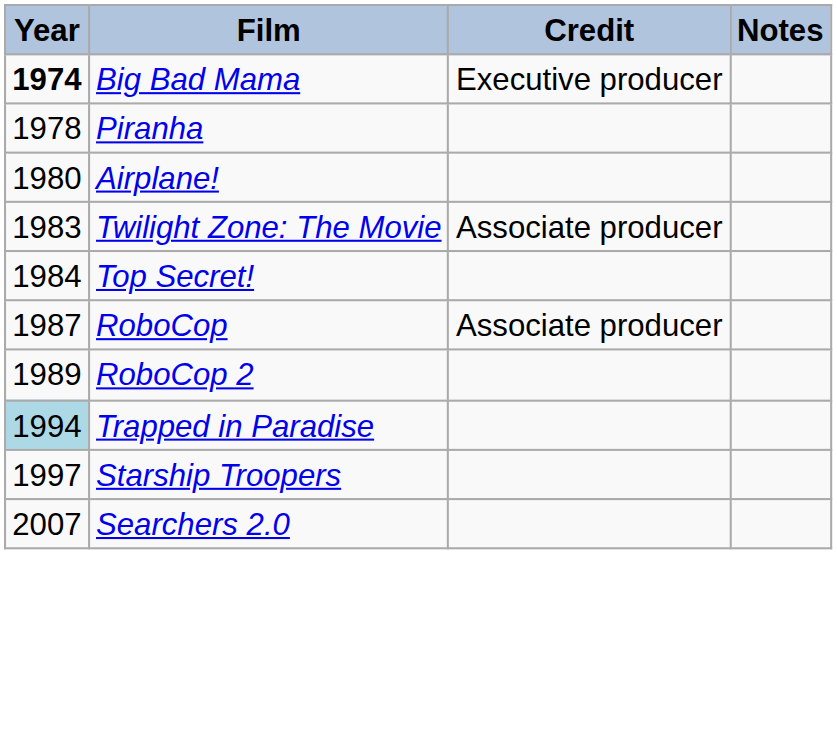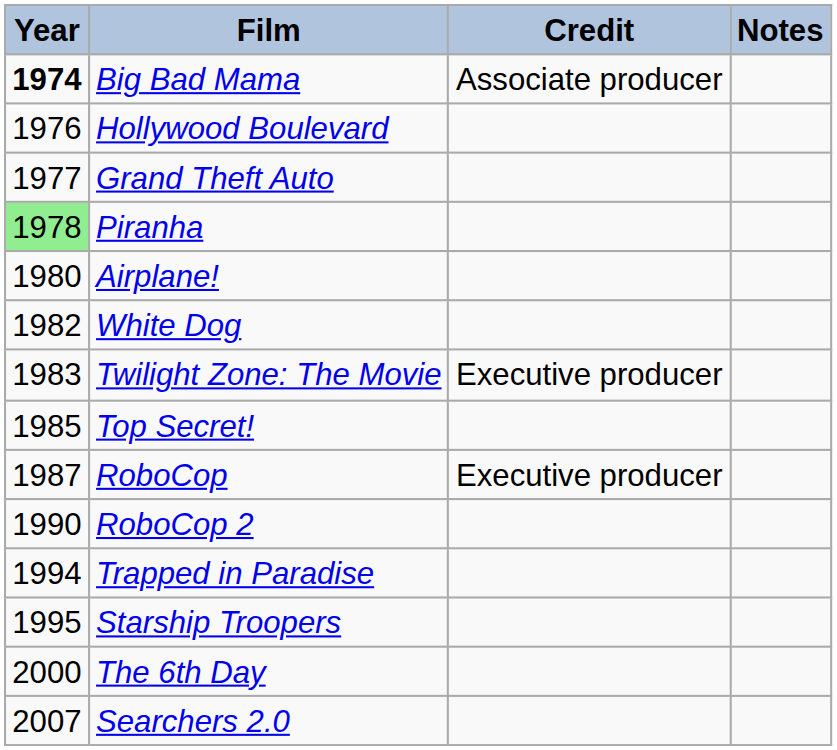(589, 79) Executive producer -> (589, 79) Associate producer
+ row: (242, 129)
+ row: (215, 178)
(47, 129) no background -> (47, 227) lightgreen background
+ row: (169, 326)
(589, 227) Associate producer -> (589, 375) Executive producer
(47, 277) 1984 -> (47, 425) 1985
(589, 326) Associate producer -> (589, 474) Executive producer
(47, 375) 1989 -> (47, 523) 1990
(47, 425) lightblue background -> (47, 572) no background
(47, 474) 1997 -> (47, 622) 1995
+ row: (181, 671)
